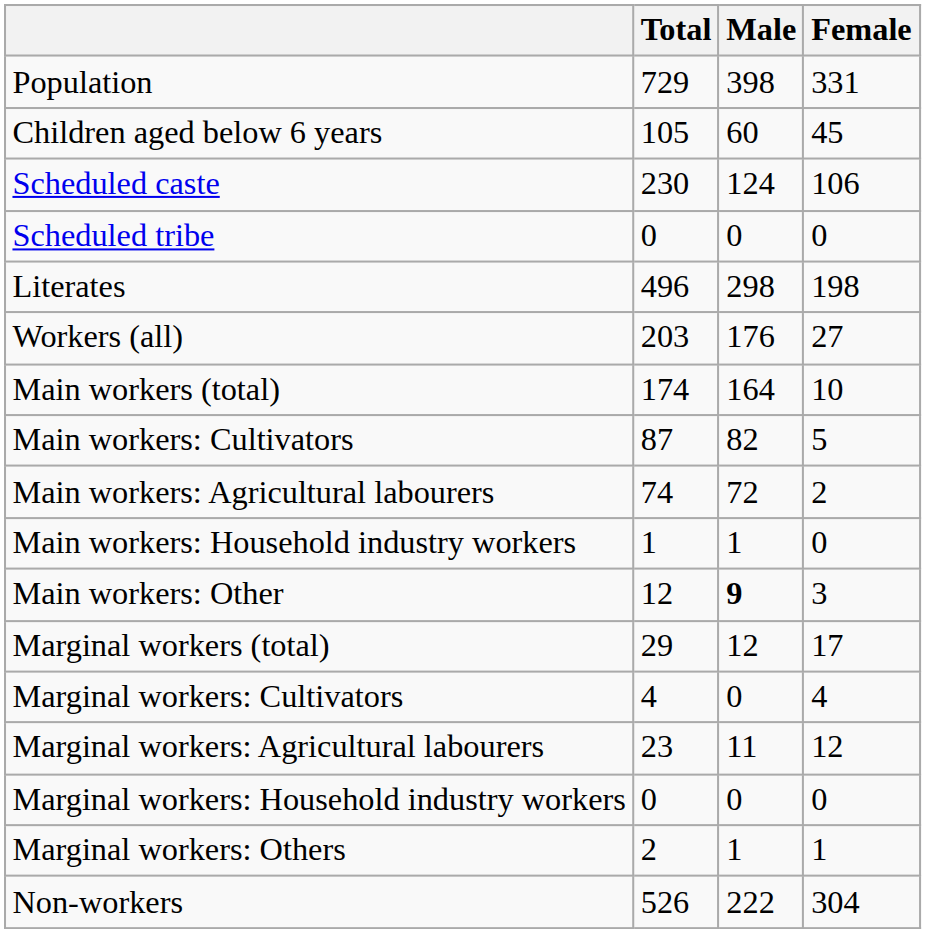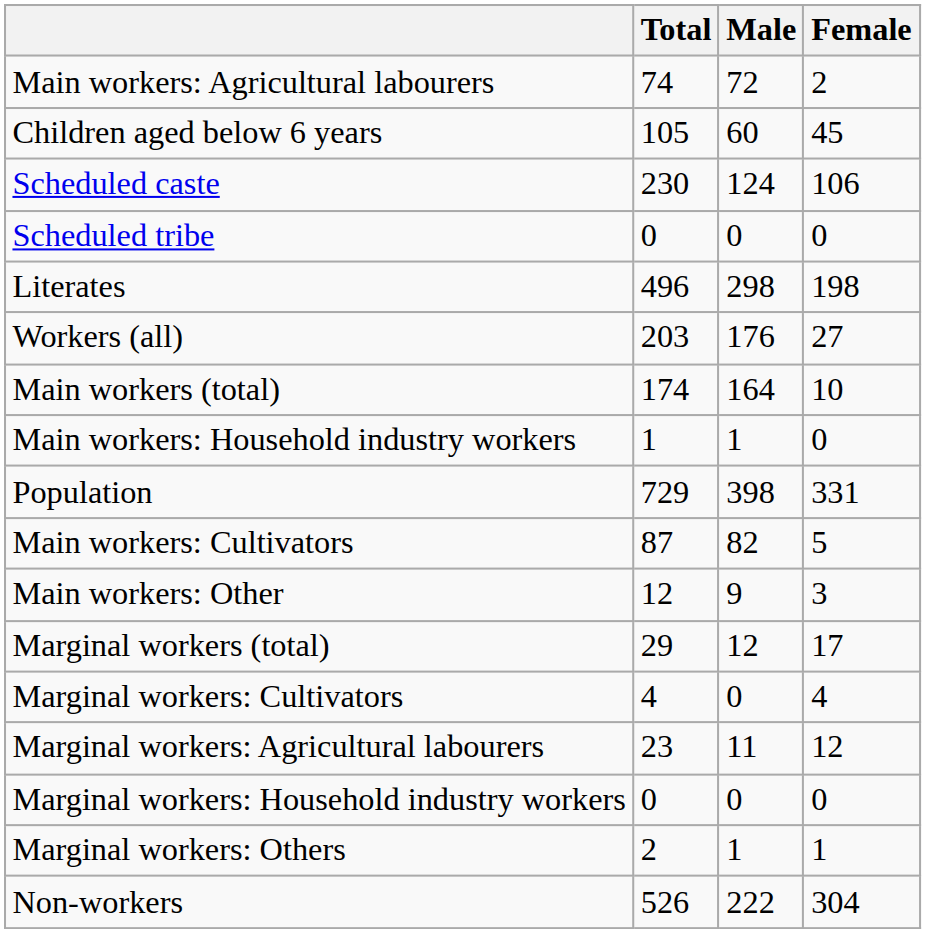rows swapped: (82, 81) <-> (253, 491)
rows swapped: (183, 440) <-> (294, 542)
(734, 593) bold -> (734, 593) normal
